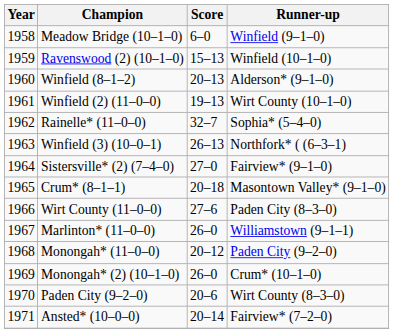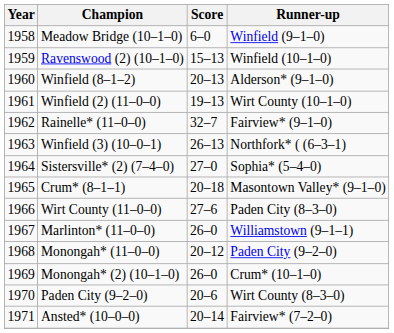(276, 123) Sophia* (5–4–0) -> (281, 123) Fairview* (9–1–0)
(281, 166) Fairview* (9–1–0) -> (276, 166) Sophia* (5–4–0)
